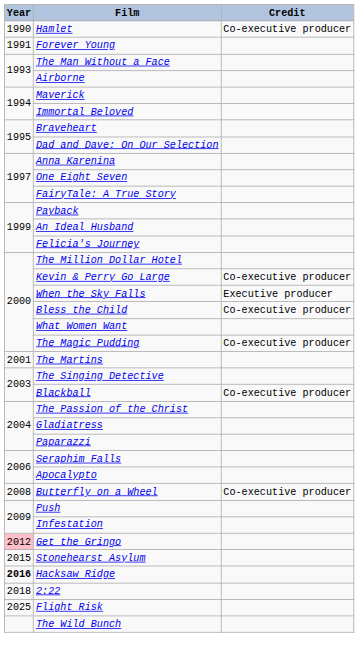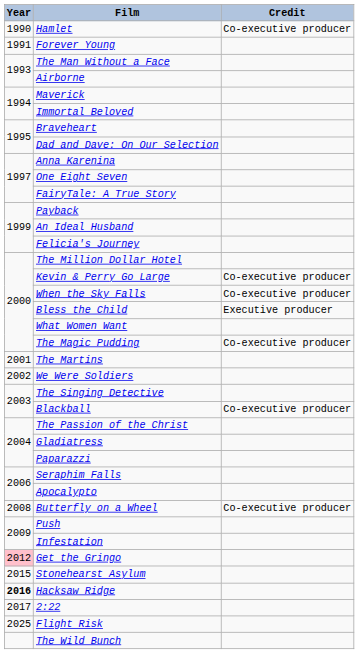(278, 294) Executive producer -> (287, 294) Co-executive producer
(287, 310) Co-executive producer -> (278, 310) Executive producer
+ row: (85, 376)
(19, 591) 2018 -> (19, 608) 2017
